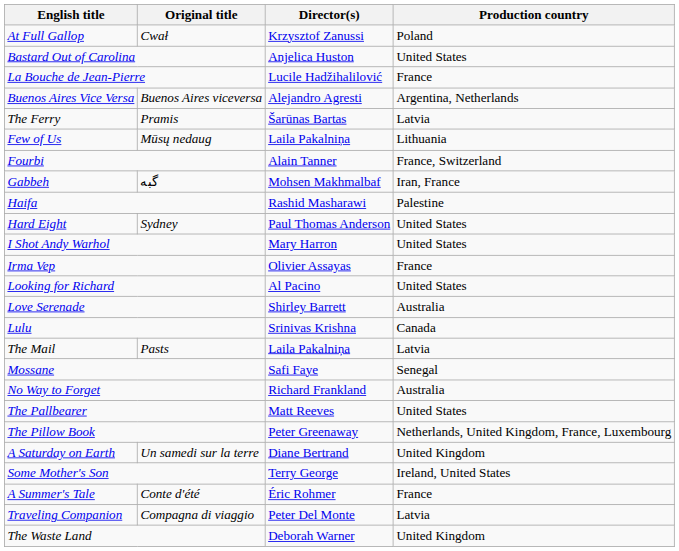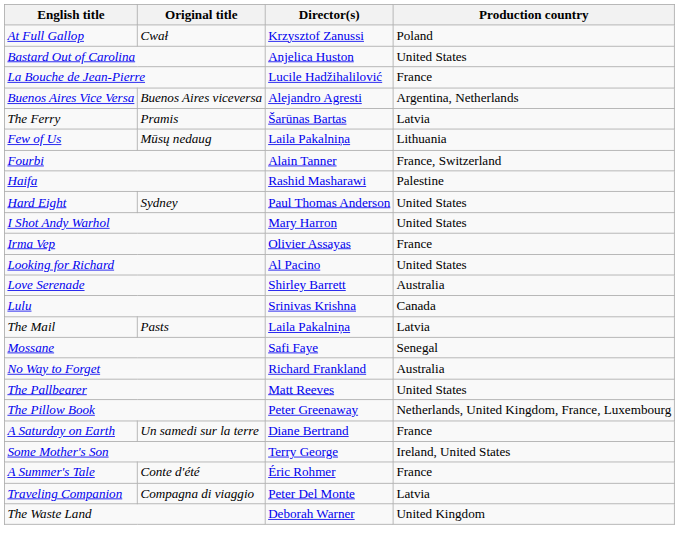- row: (28, 181)
(441, 452) United Kingdom -> (414, 431) France
